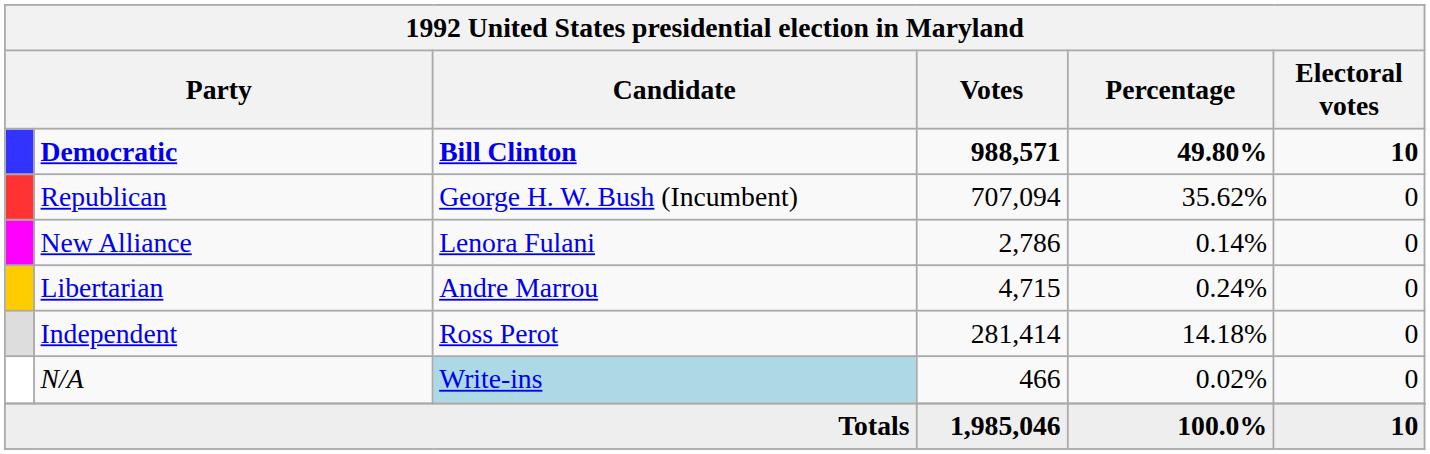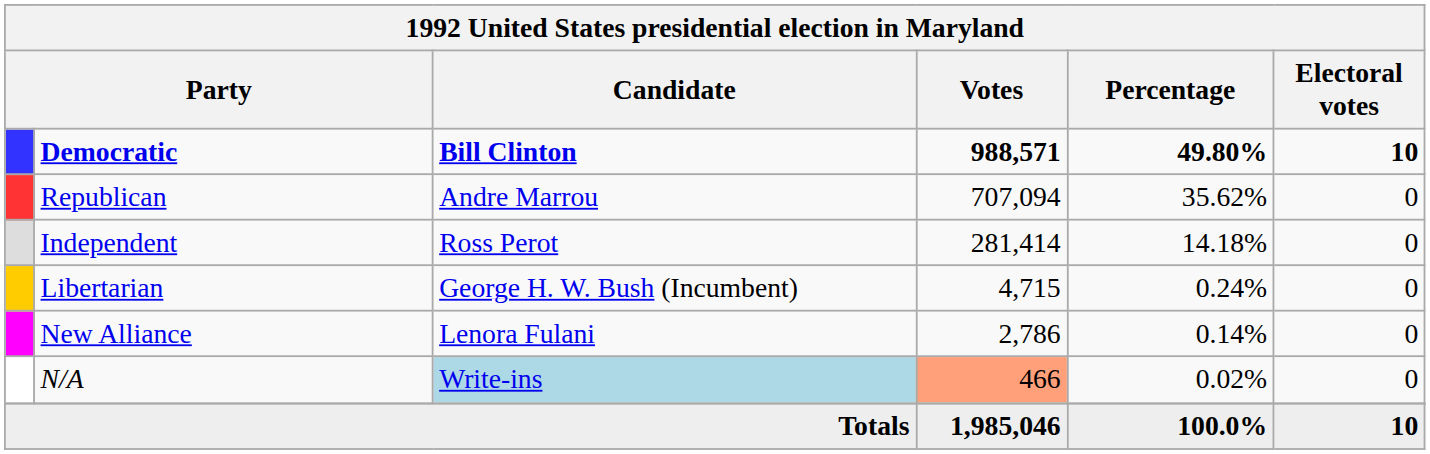(619, 197) George H. W. Bush (Incumbent) -> (519, 197) Andre Marrou
rows swapped: (109, 333) <-> (116, 242)
(519, 288) Andre Marrou -> (619, 288) George H. W. Bush (Incumbent)
(1040, 379) no background -> (1040, 379) lightsalmon background
